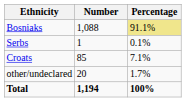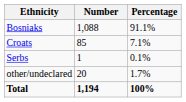(143, 27) khaki background -> (143, 27) no background
rows swapped: (19, 58) <-> (17, 43)
